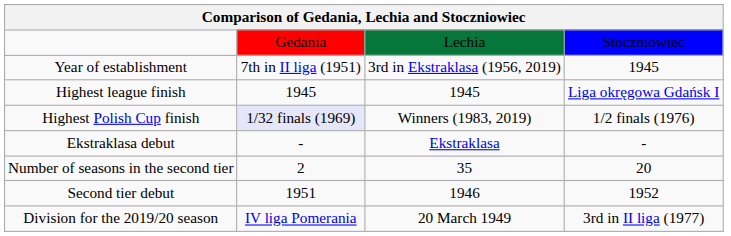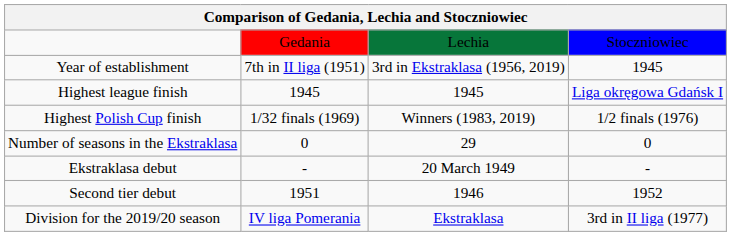(301, 118) lavender background -> (305, 118) no background
+ row: (123, 143)
(465, 143) Ekstraklasa -> (468, 168) 20 March 1949
- row: (121, 168)
(465, 218) 20 March 1949 -> (468, 218) Ekstraklasa
